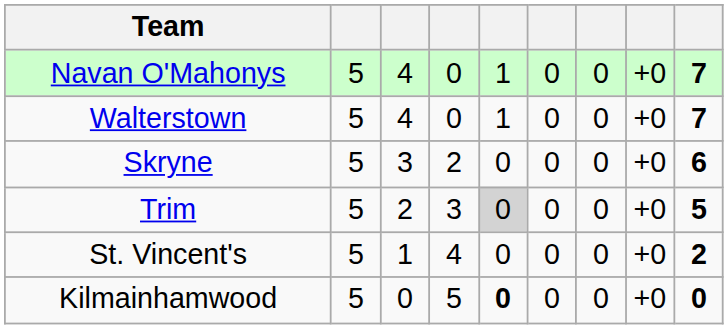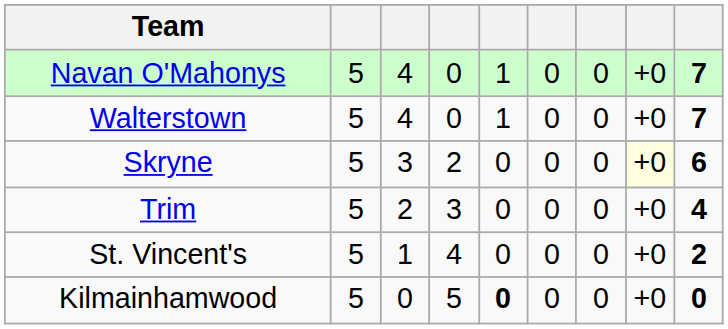(650, 163) no background -> (650, 163) lightyellow background
(503, 208) lightgrey background -> (503, 208) no background
(699, 208) 5 -> (699, 208) 4
